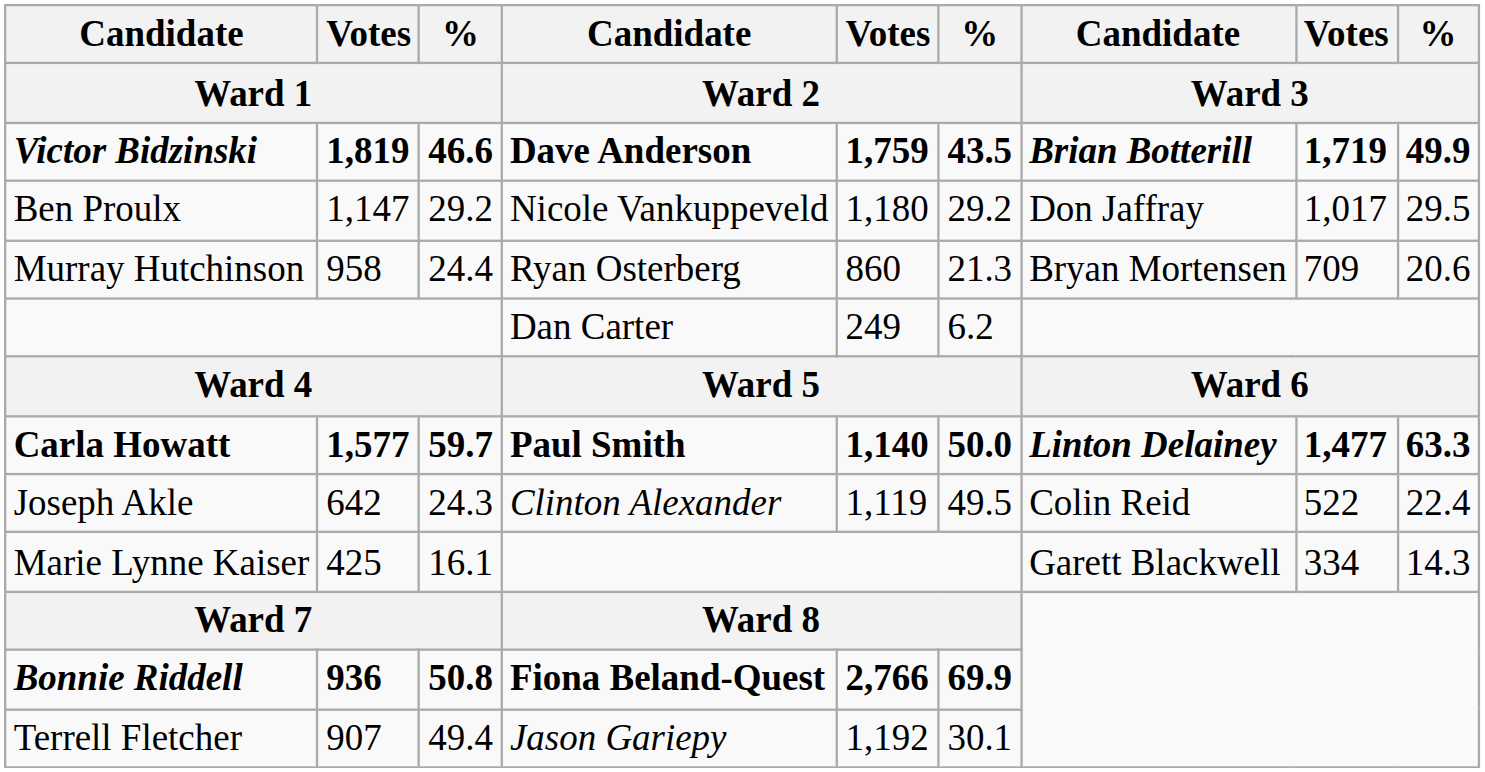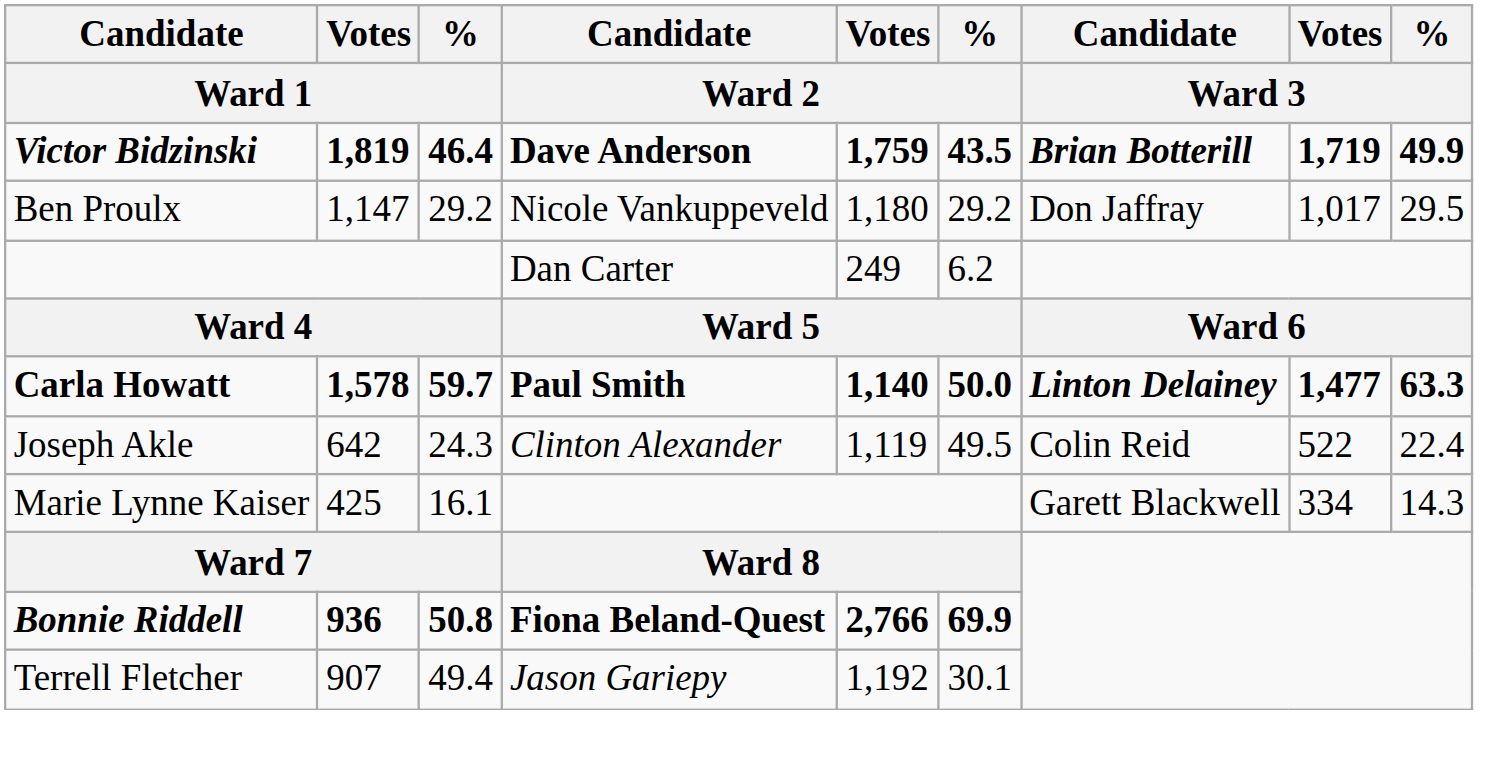(461, 151) 46.6 -> (461, 151) 46.4
- row: (159, 268)
(368, 444) 1,577 -> (368, 385) 1,578
